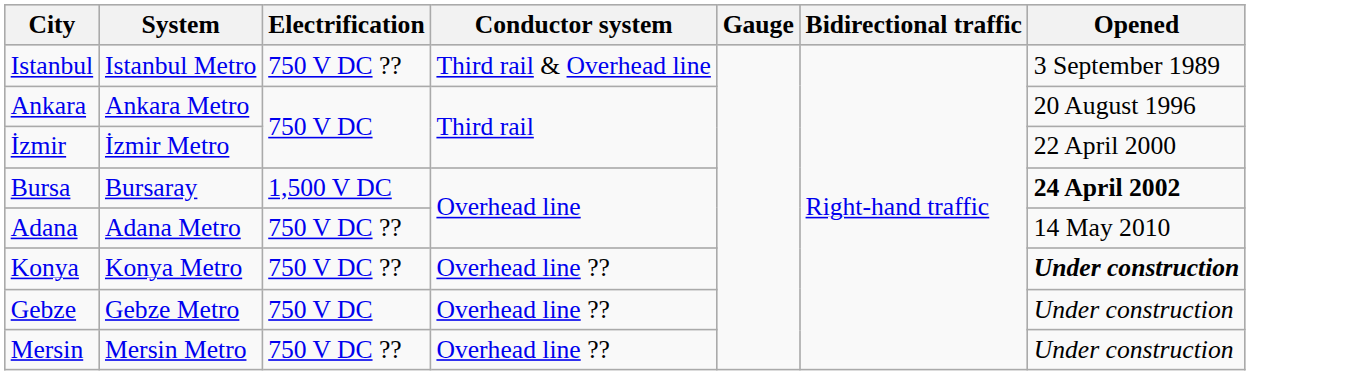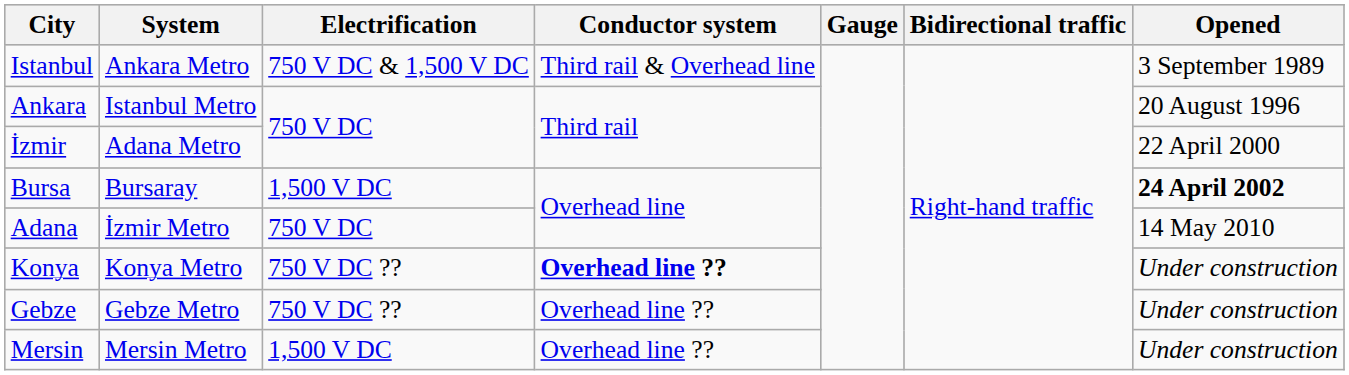(181, 65) Istanbul Metro -> (177, 65) Ankara Metro
(335, 65) 750 V DC ?? -> (399, 65) 750 V DC & 1,500 V DC
(177, 106) Ankara Metro -> (181, 106) Istanbul Metro
(167, 146) İzmir Metro -> (173, 146) Adana Metro
(173, 227) Adana Metro -> (167, 227) İzmir Metro
(335, 227) 750 V DC ?? -> (320, 227) 750 V DC
(523, 268) normal -> (634, 268) bold
(1137, 268) bold -> (1238, 268) normal
(320, 308) 750 V DC -> (335, 308) 750 V DC ??
(335, 349) 750 V DC ?? -> (330, 349) 1,500 V DC
